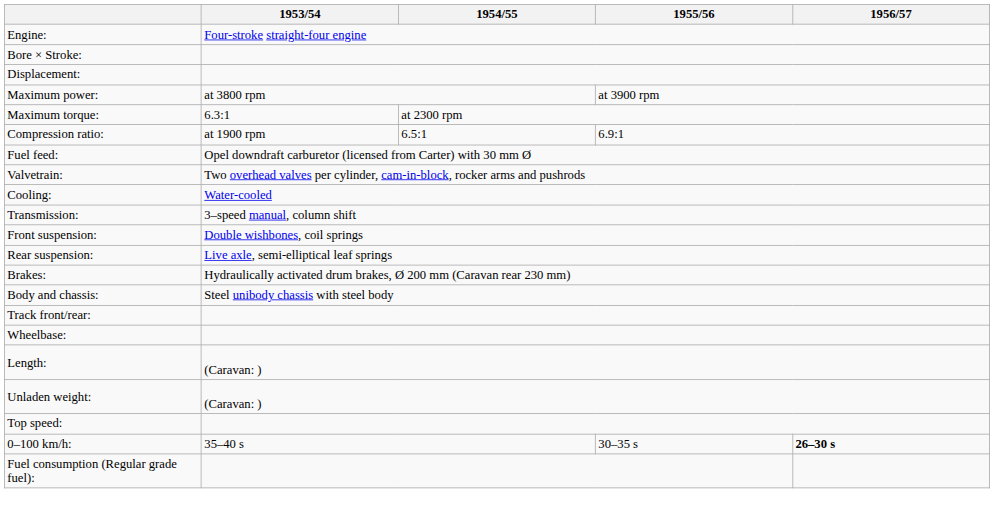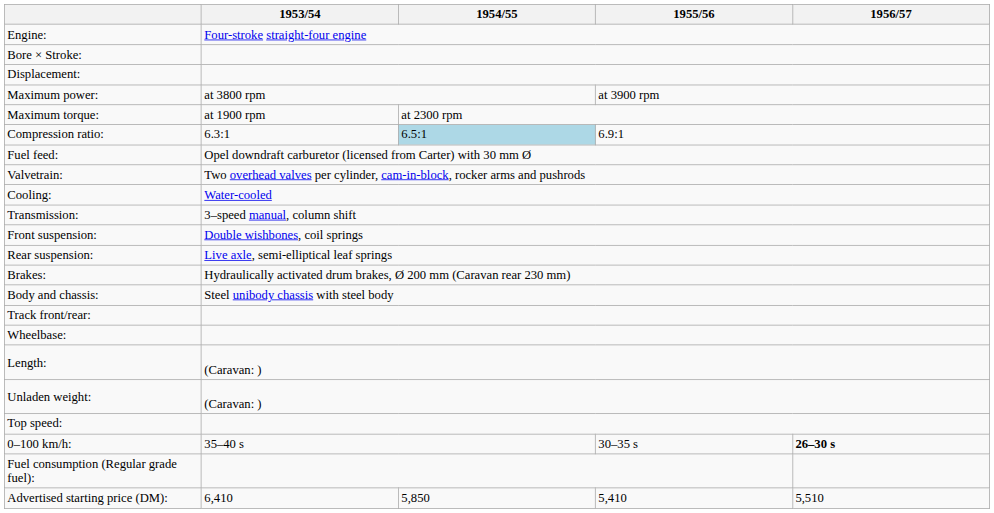(217, 114) 6.3:1 -> (235, 114) at 1900 rpm
(235, 134) at 1900 rpm -> (217, 134) 6.3:1
(414, 134) no background -> (414, 134) lightblue background
+ row: (88, 498)
